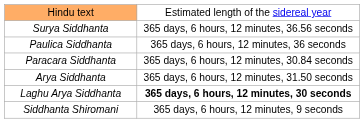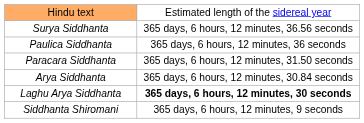(248, 61) 365 days, 6 hours, 12 minutes, 30.84 seconds -> (248, 61) 365 days, 6 hours, 12 minutes, 31.50 seconds
(248, 77) 365 days, 6 hours, 12 minutes, 31.50 seconds -> (248, 77) 365 days, 6 hours, 12 minutes, 30.84 seconds
